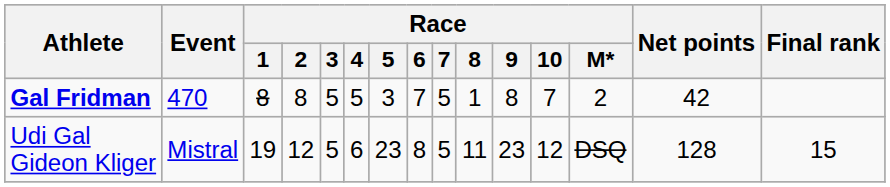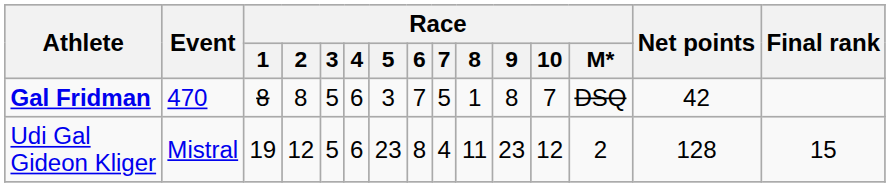(357, 98) 5 -> (357, 98) 6
(600, 98) 2 -> (600, 98) DSQ
(444, 149) 5 -> (444, 149) 4
(600, 149) DSQ -> (600, 149) 2
